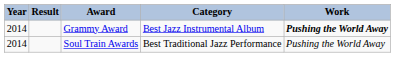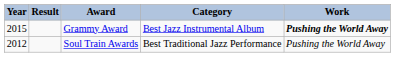(17, 28) 2014 -> (17, 28) 2015
(17, 44) 2014 -> (17, 44) 2012
